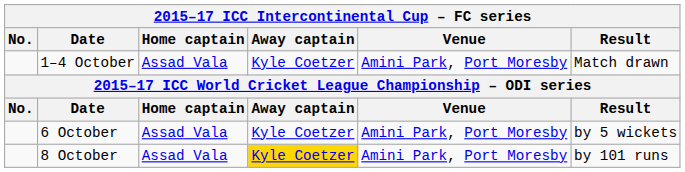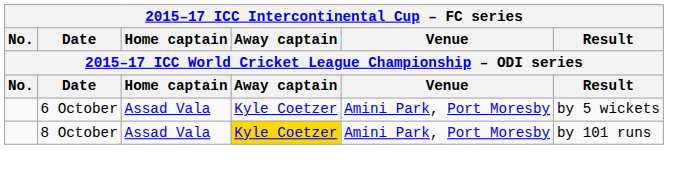- row: (88, 63)
